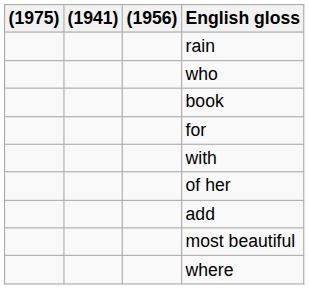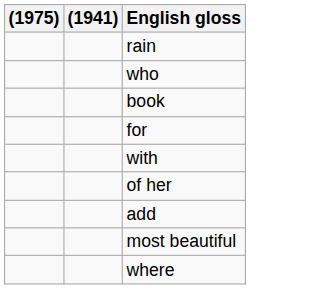- column: (152, 18)
